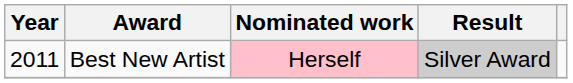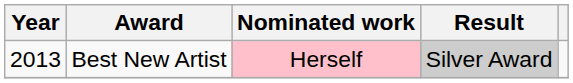(35, 58) 2011 -> (35, 58) 2013
